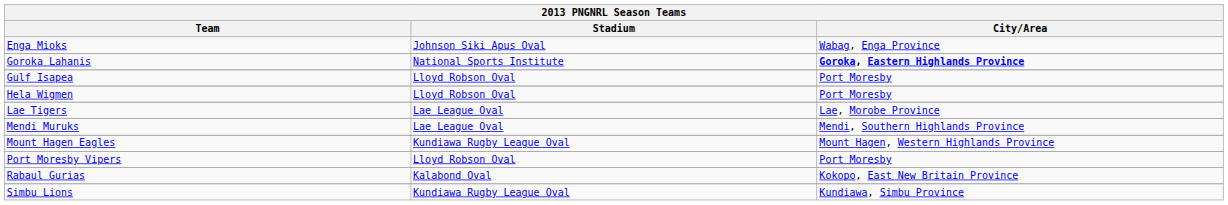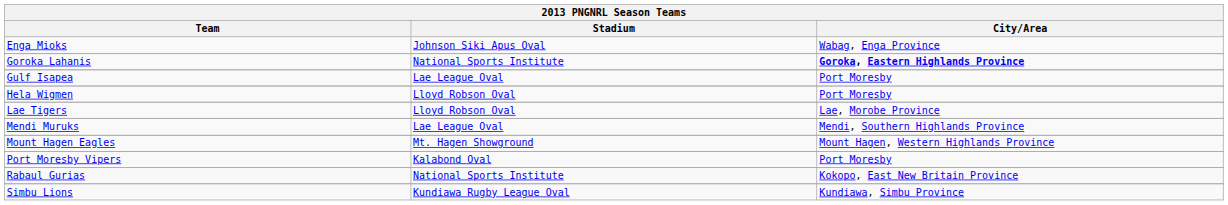(464, 78) Lloyd Robson Oval -> (458, 78) Lae League Oval
(458, 110) Lae League Oval -> (464, 110) Lloyd Robson Oval
(491, 143) Kundiawa Rugby League Oval -> (473, 143) Mt. Hagen Showground
(464, 159) Lloyd Robson Oval -> (452, 159) Kalabond Oval
(452, 176) Kalabond Oval -> (488, 176) National Sports Institute
